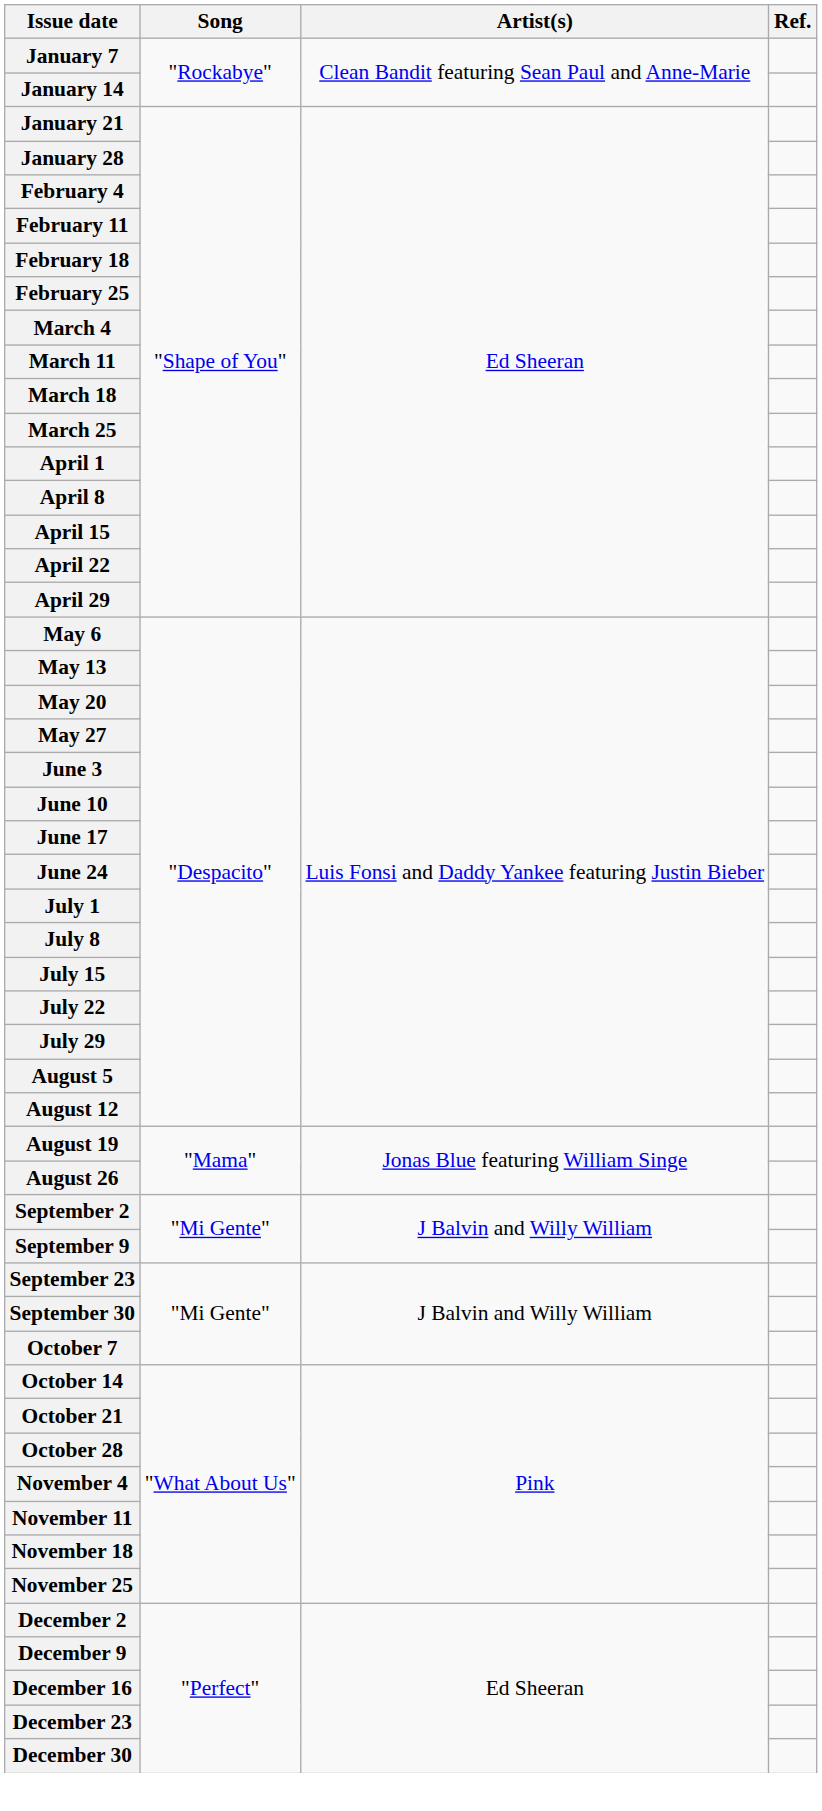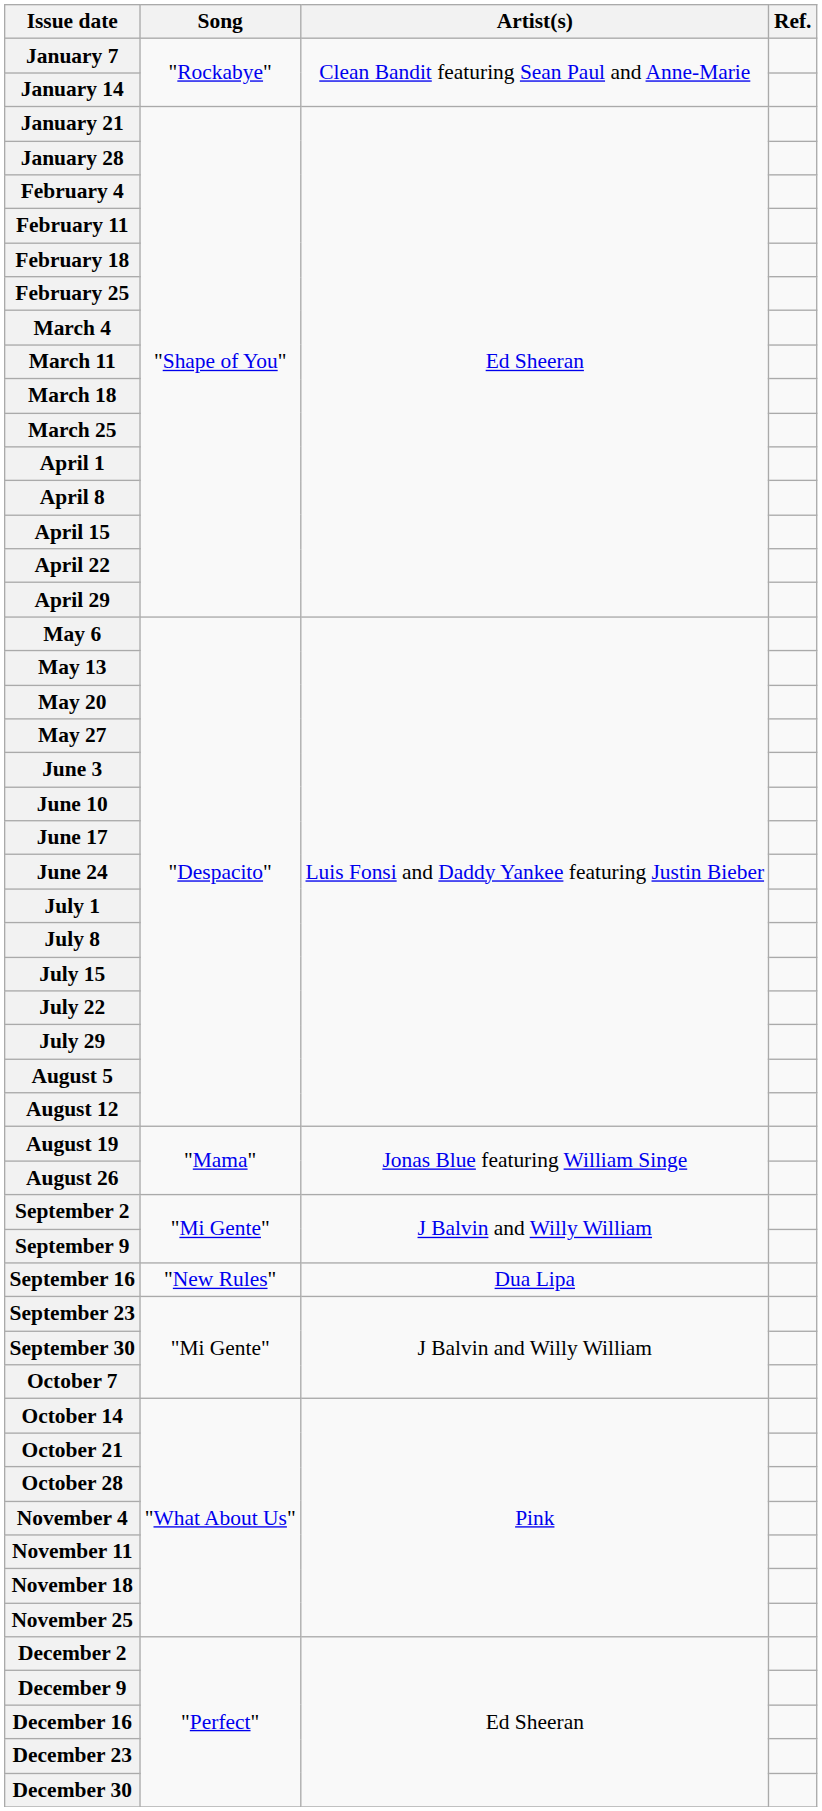+ row: (72, 1279)
